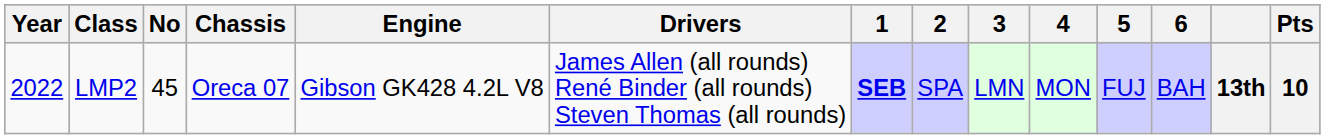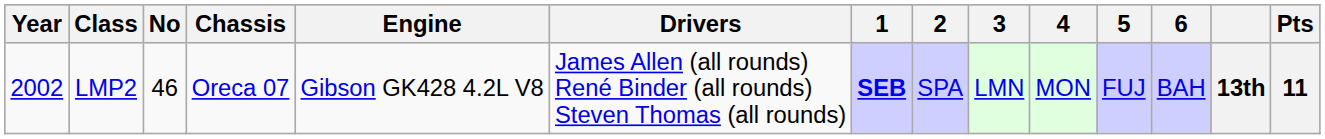(37, 88) 2022 -> (37, 88) 2002
(165, 88) 45 -> (165, 88) 46
(1295, 88) 10 -> (1295, 88) 11
